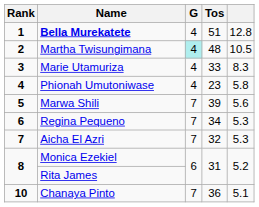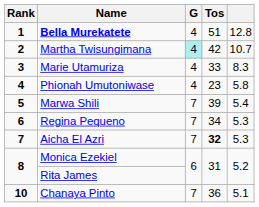(215, 50) 48 -> (215, 50) 42
(241, 50) 10.5 -> (241, 50) 10.7
(241, 104) 5.6 -> (241, 104) 5.4
(215, 140) normal -> (215, 140) bold
